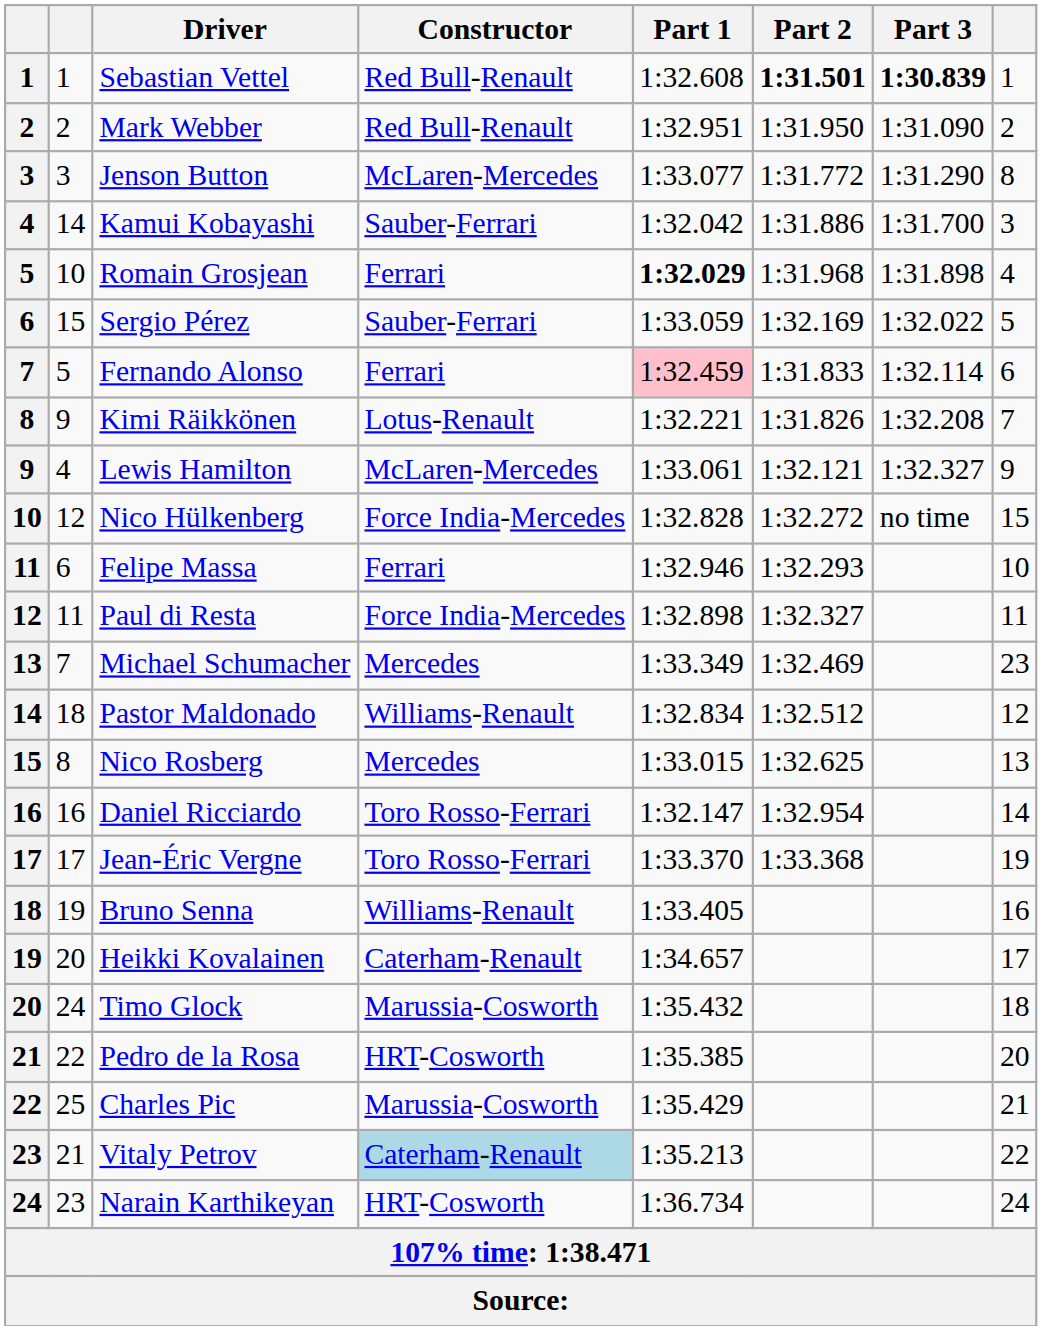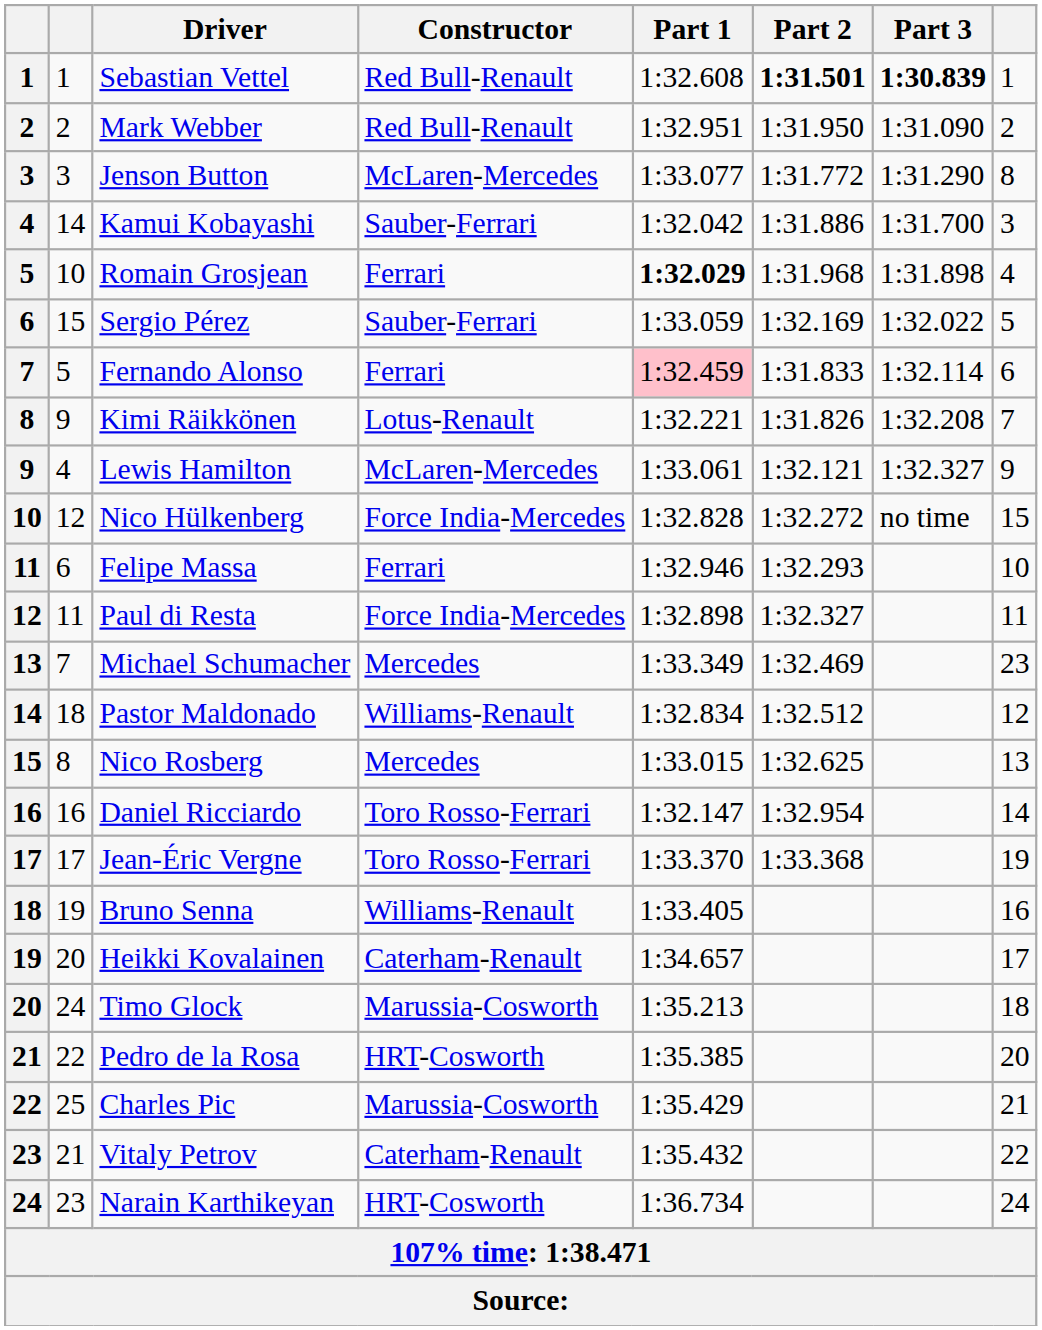(692, 1006) 1:35.432 -> (692, 1006) 1:35.213
(473, 1153) lightblue background -> (473, 1153) no background
(692, 1153) 1:35.213 -> (692, 1153) 1:35.432
